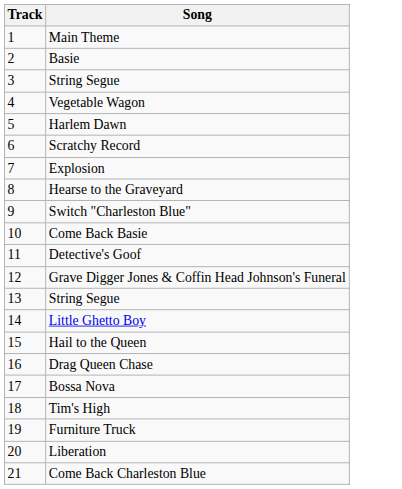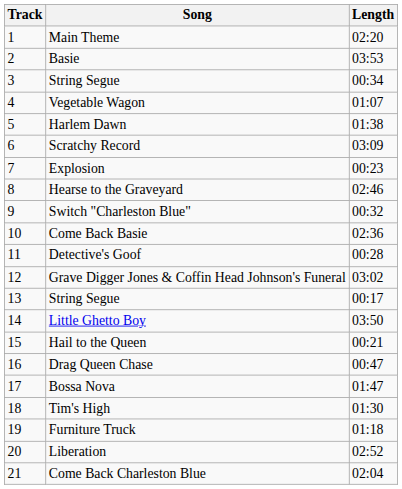+ column: (373, 15)
